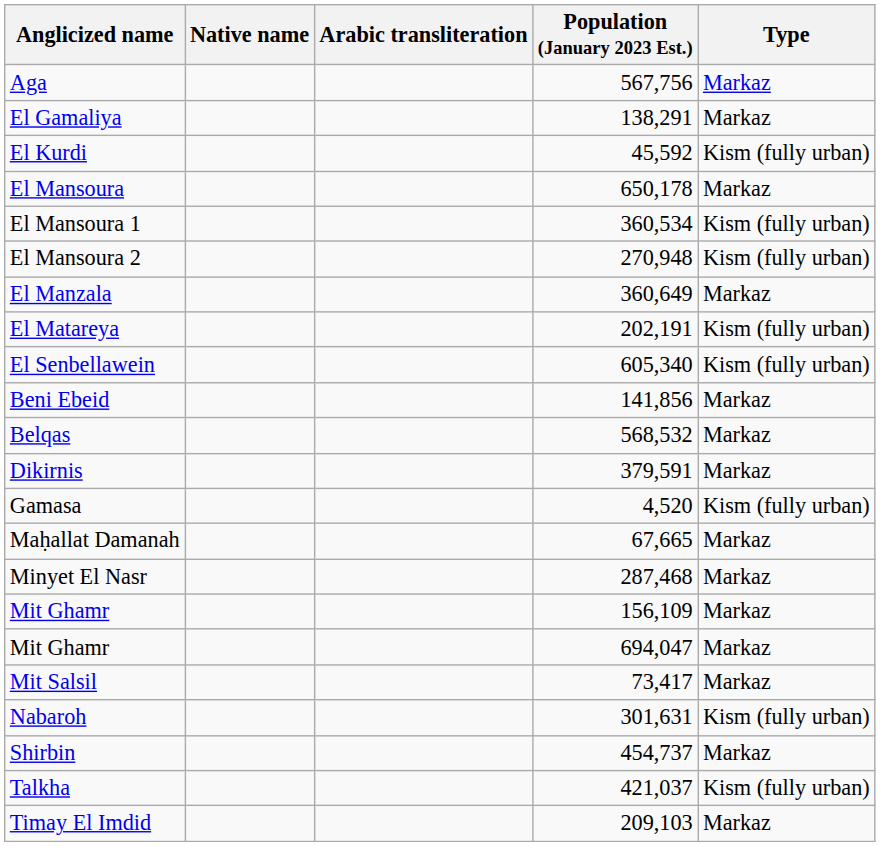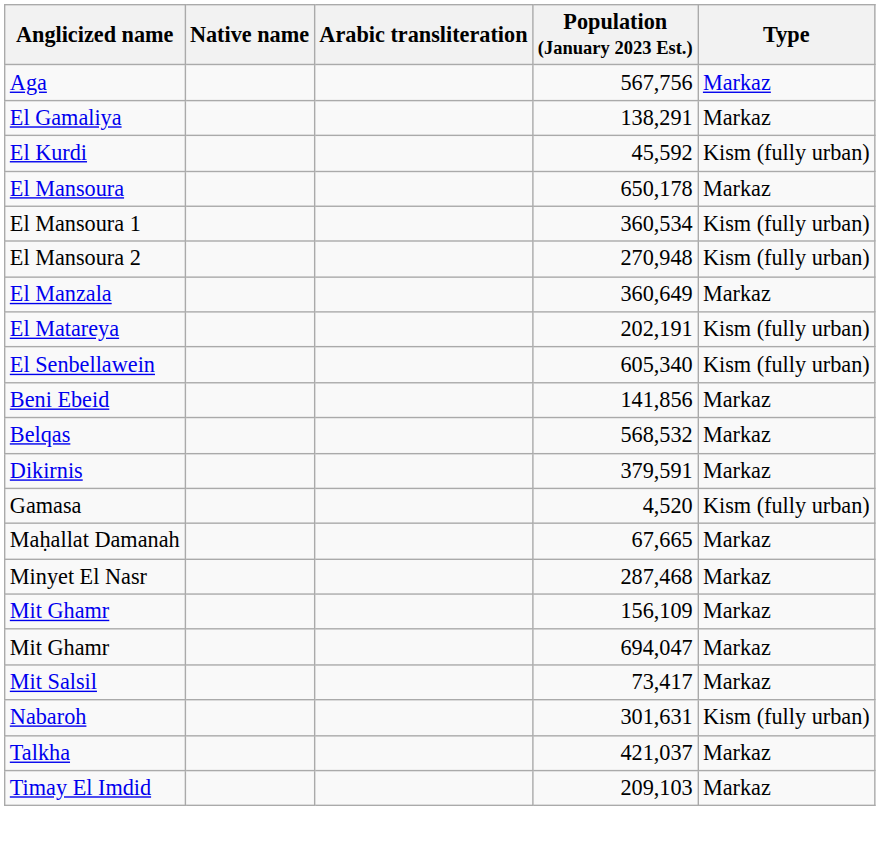- row: (43, 752)
(786, 787) Kism (fully urban) -> (737, 752) Markaz
